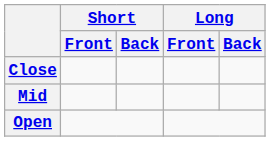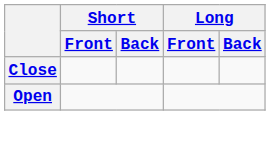- row: (33, 97)
